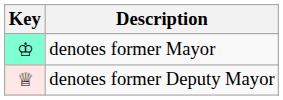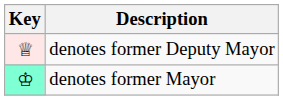rows swapped: (132, 49) <-> (162, 79)
